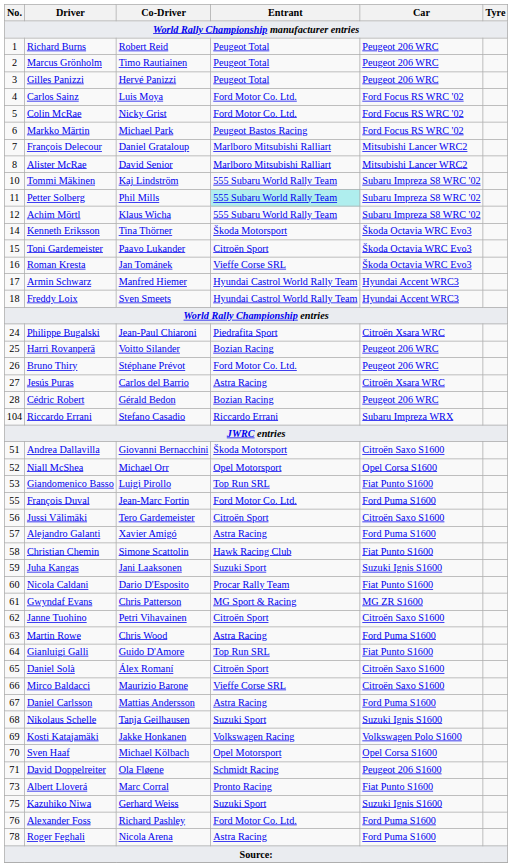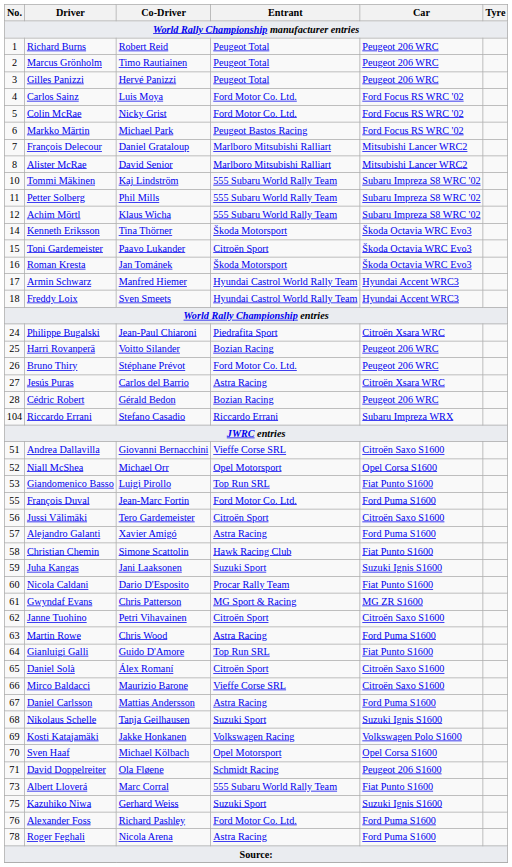(275, 197) paleturquoise background -> (275, 197) no background
(250, 264) Vieffe Corse SRL -> (250, 264) Škoda Motorsport
(250, 450) Škoda Motorsport -> (250, 450) Vieffe Corse SRL
(243, 786) Pronto Racing -> (275, 786) 555 Subaru World Rally Team
